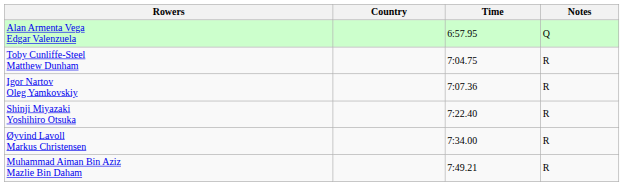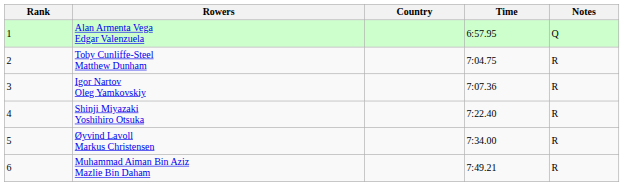+ column: (38, 12)
